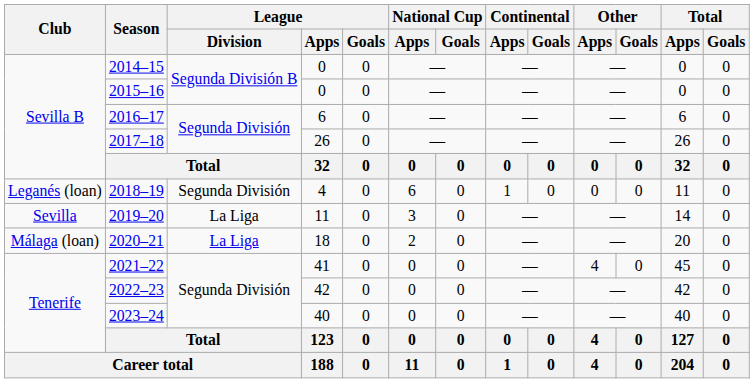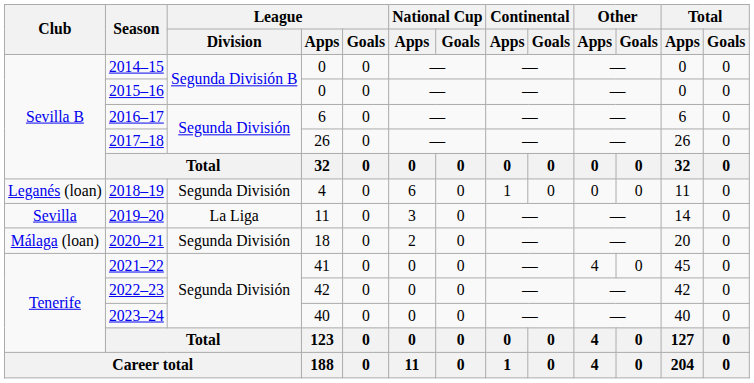(234, 240) La Liga -> (234, 240) Segunda División
